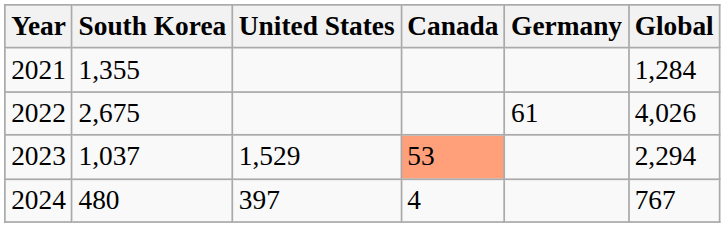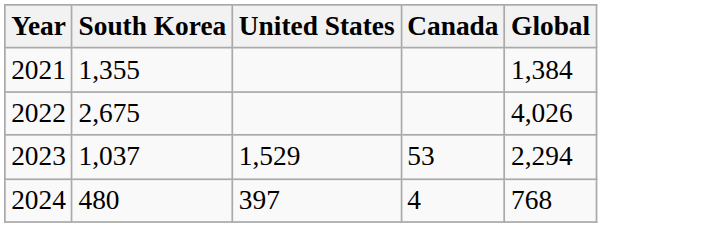- column: (567, 26)
(665, 69) 1,284 -> (542, 69) 1,384
(421, 156) lightsalmon background -> (421, 156) no background
(655, 199) 767 -> (532, 199) 768
